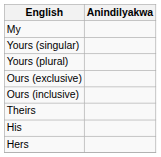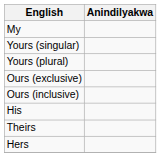rows swapped: (21, 111) <-> (14, 128)
